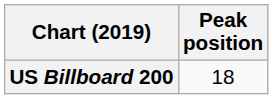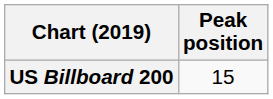(223, 76) 18 -> (223, 76) 15
